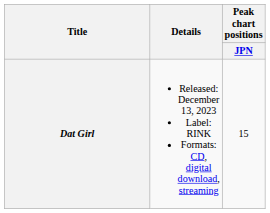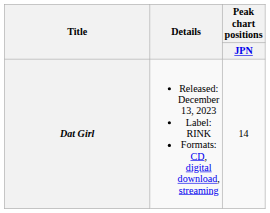(244, 133) 15 -> (244, 133) 14
